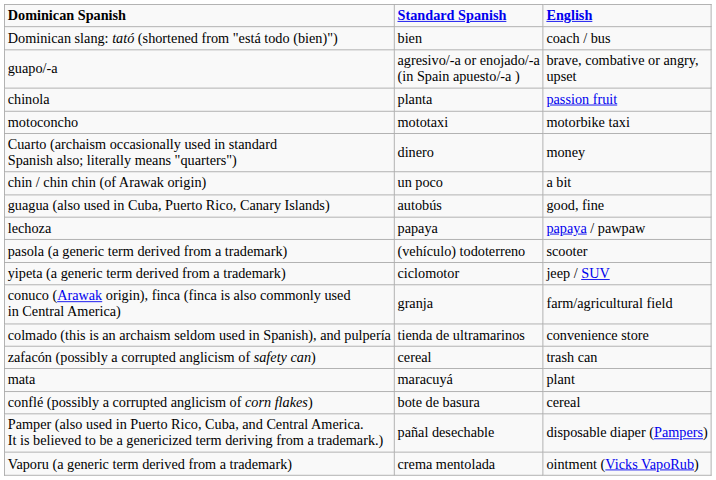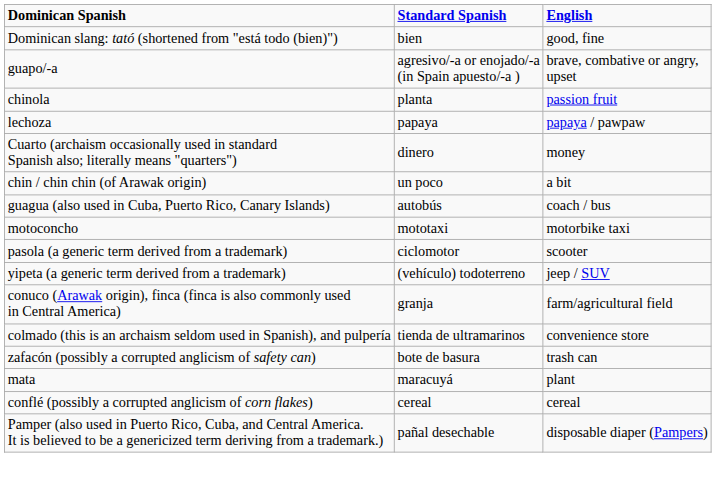(578, 38) coach / bus -> (575, 38) good, fine
rows swapped: (29, 228) <-> (43, 122)
(575, 205) good, fine -> (578, 205) coach / bus
(461, 251) (vehículo) todoterreno -> (428, 251) ciclomotor
(428, 273) ciclomotor -> (461, 273) (vehículo) todoterreno
(414, 357) cereal -> (439, 357) bote de basura
(439, 402) bote de basura -> (414, 402) cereal
- row: (150, 463)
